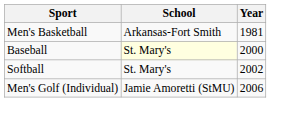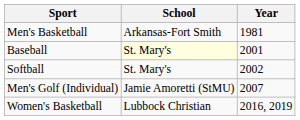(252, 50) 2000 -> (252, 50) 2001
(252, 87) 2006 -> (252, 87) 2007
+ row: (55, 106)
